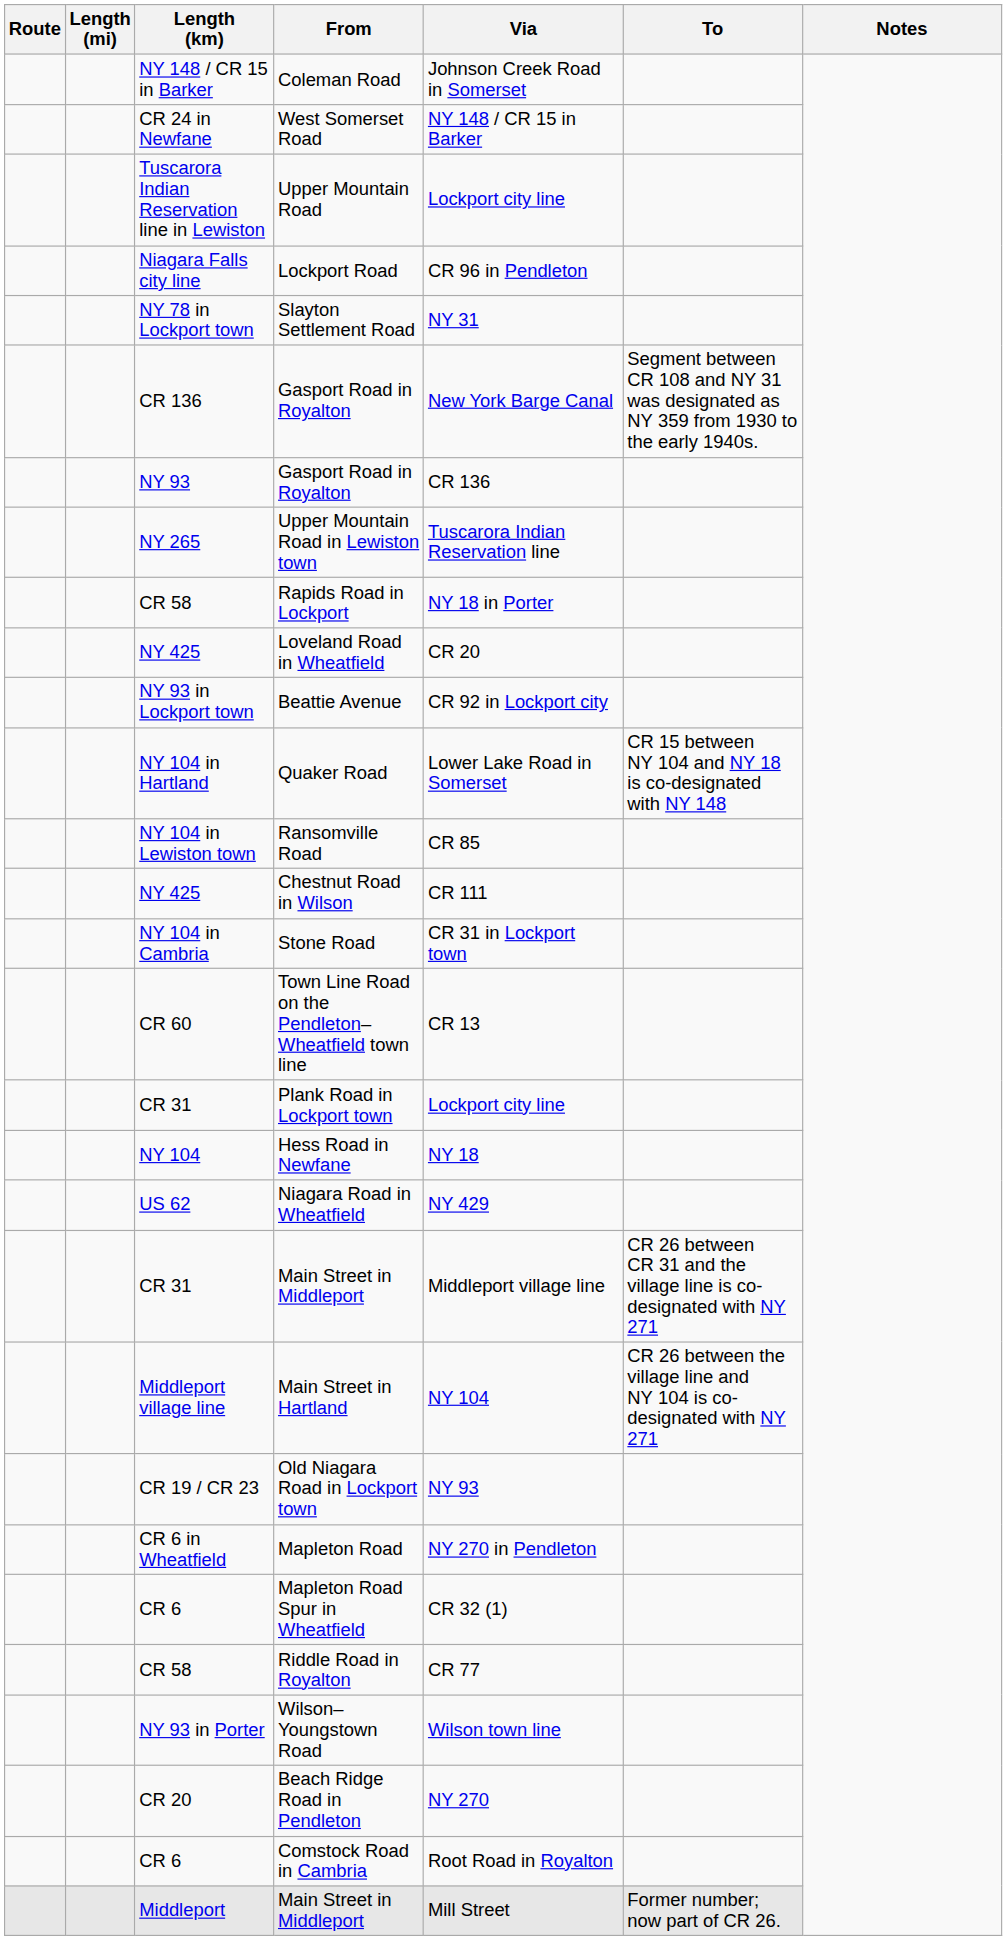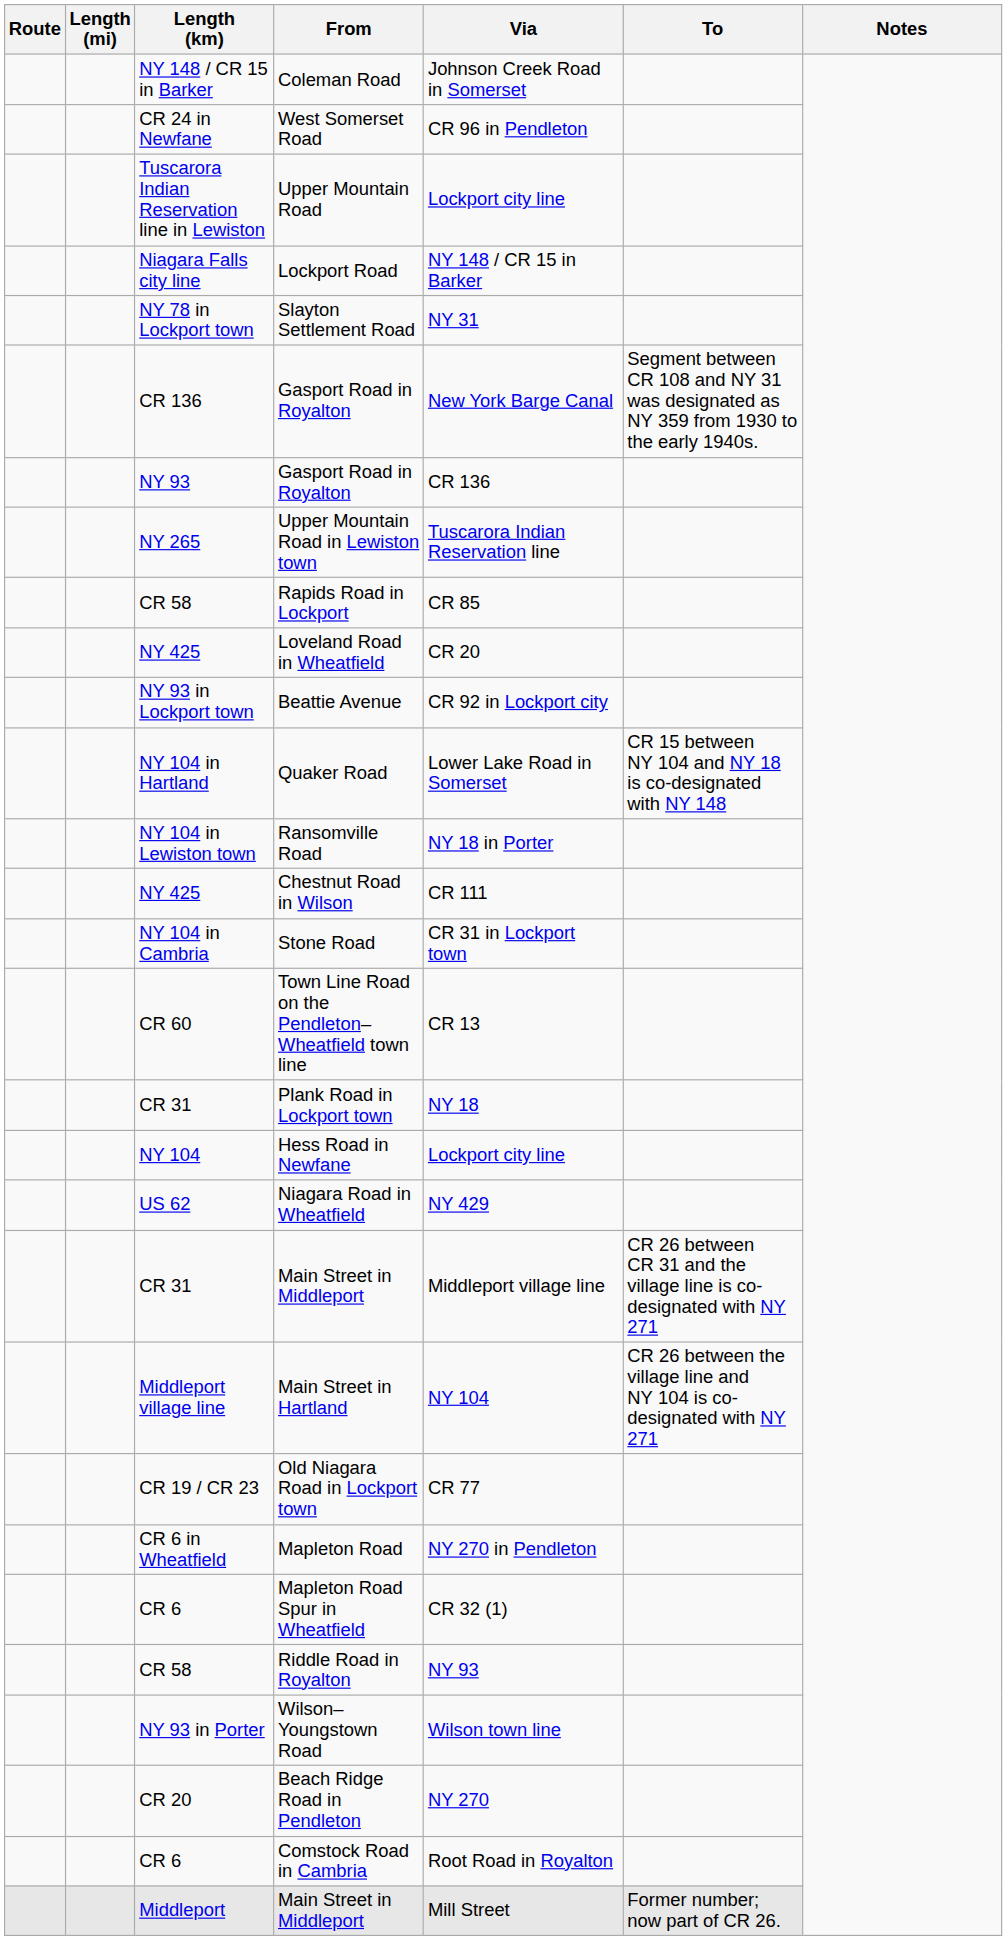(502, 129) NY 148 / CR 15 in Barker -> (508, 129) CR 96 in Pendleton
(508, 270) CR 96 in Pendleton -> (502, 270) NY 148 / CR 15 in Barker
(491, 602) NY 18 in Porter -> (454, 602) CR 85
(454, 843) CR 85 -> (491, 843) NY 18 in Porter
(496, 1105) Lockport city line -> (453, 1105) NY 18
(453, 1155) NY 18 -> (496, 1155) Lockport city line
(453, 1489) NY 93 -> (454, 1489) CR 77
(454, 1669) CR 77 -> (453, 1669) NY 93
